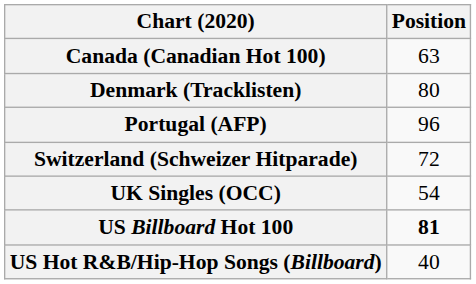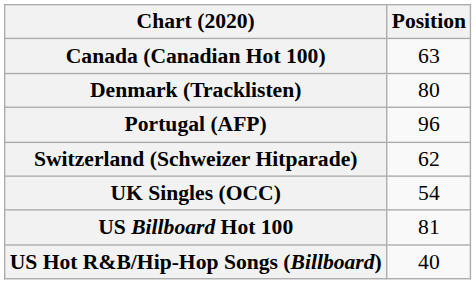(429, 158) 72 -> (429, 158) 62
(429, 227) bold -> (429, 227) normal
